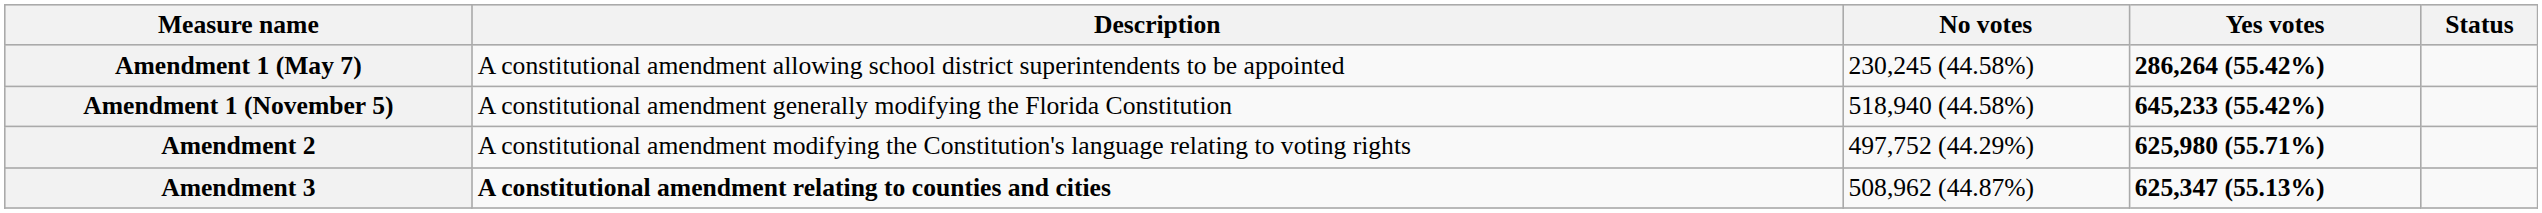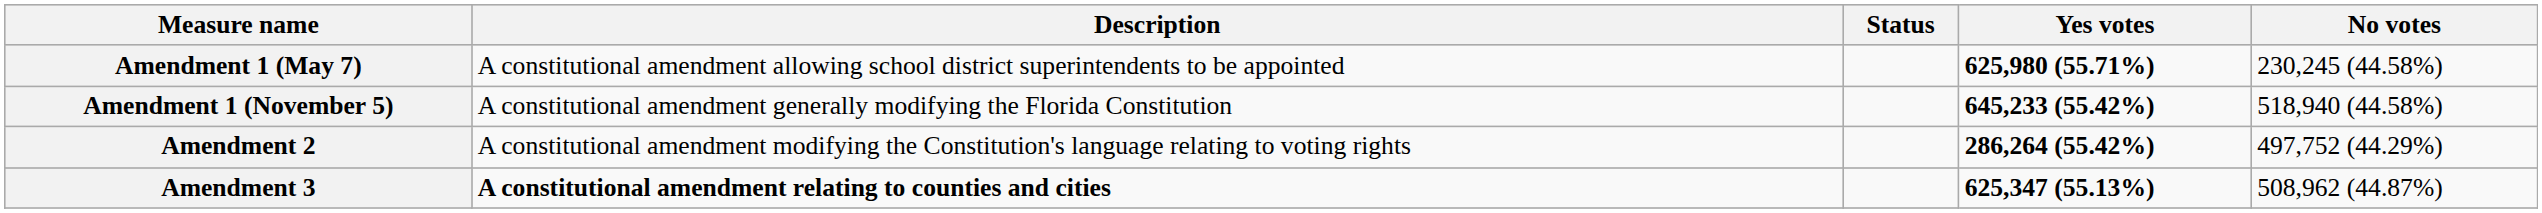columns swapped: (2479, 24) <-> (1986, 24)
(2230, 65) 286,264 (55.42%) -> (2060, 65) 625,980 (55.71%)
(2230, 146) 625,980 (55.71%) -> (2060, 146) 286,264 (55.42%)
